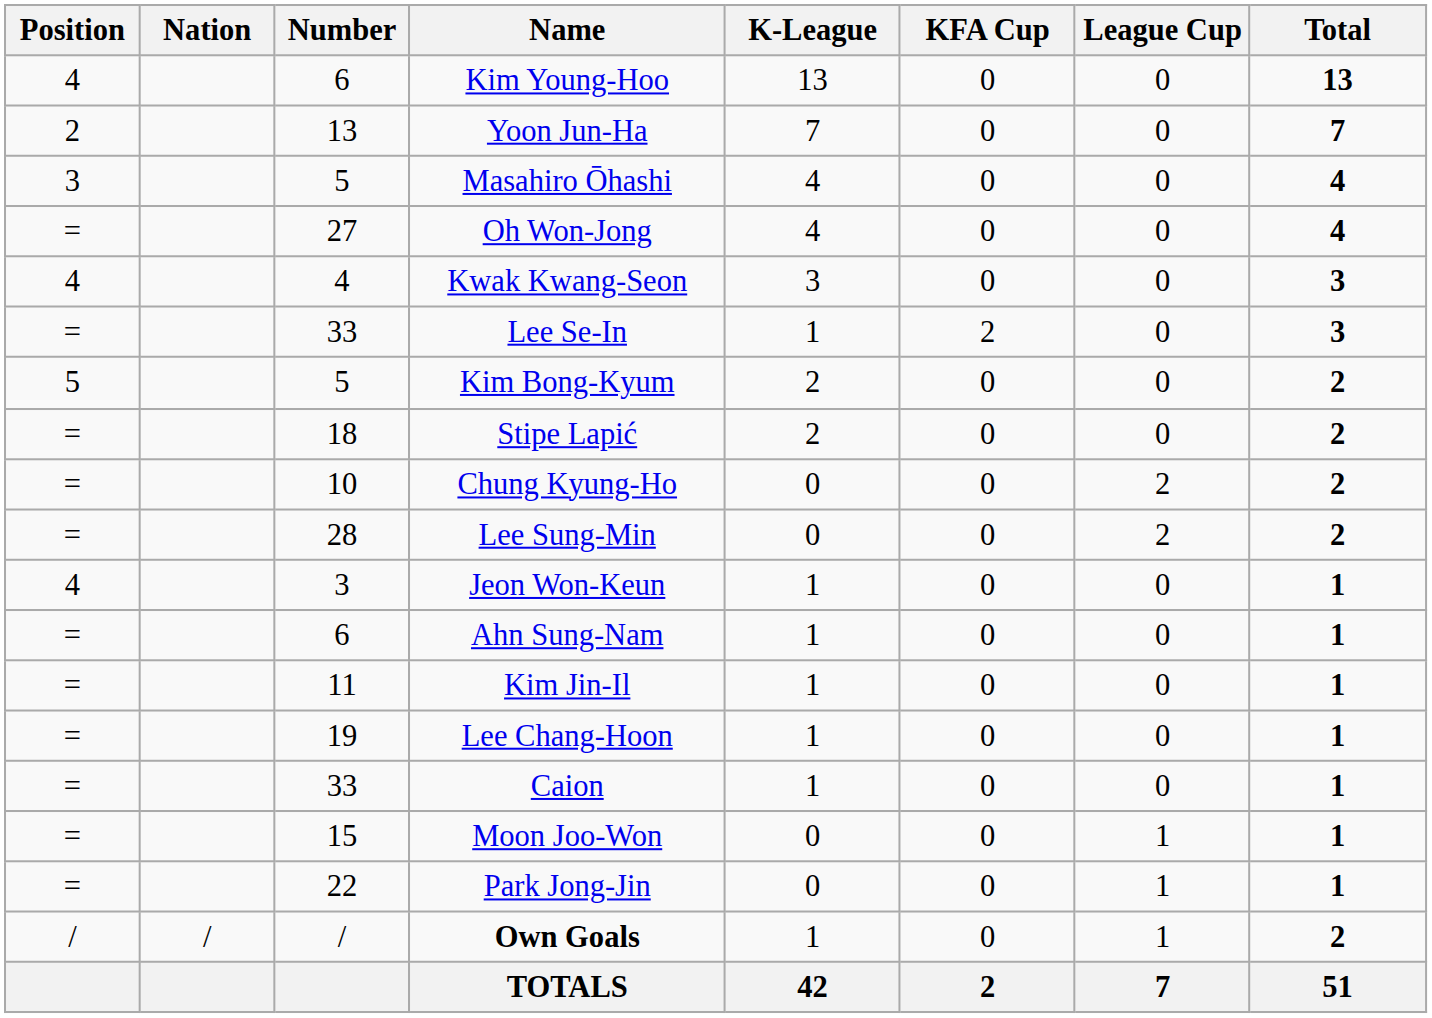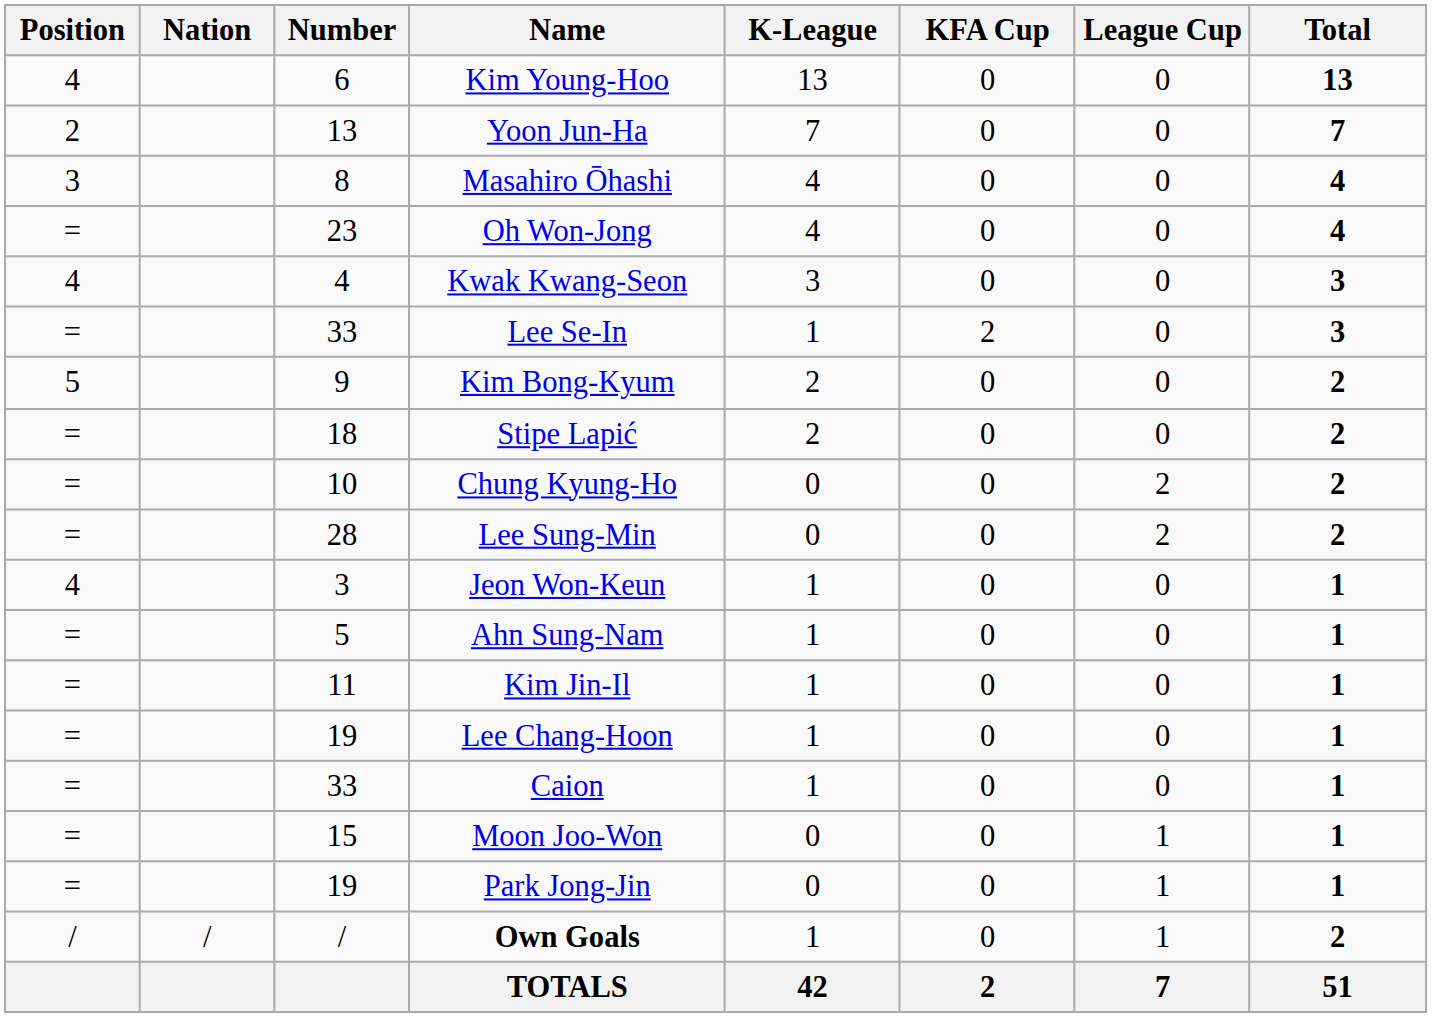(342, 181) 5 -> (342, 181) 8
(342, 231) 27 -> (342, 231) 23
(342, 382) 5 -> (342, 382) 9
(342, 634) 6 -> (342, 634) 5
(342, 886) 22 -> (342, 886) 19
